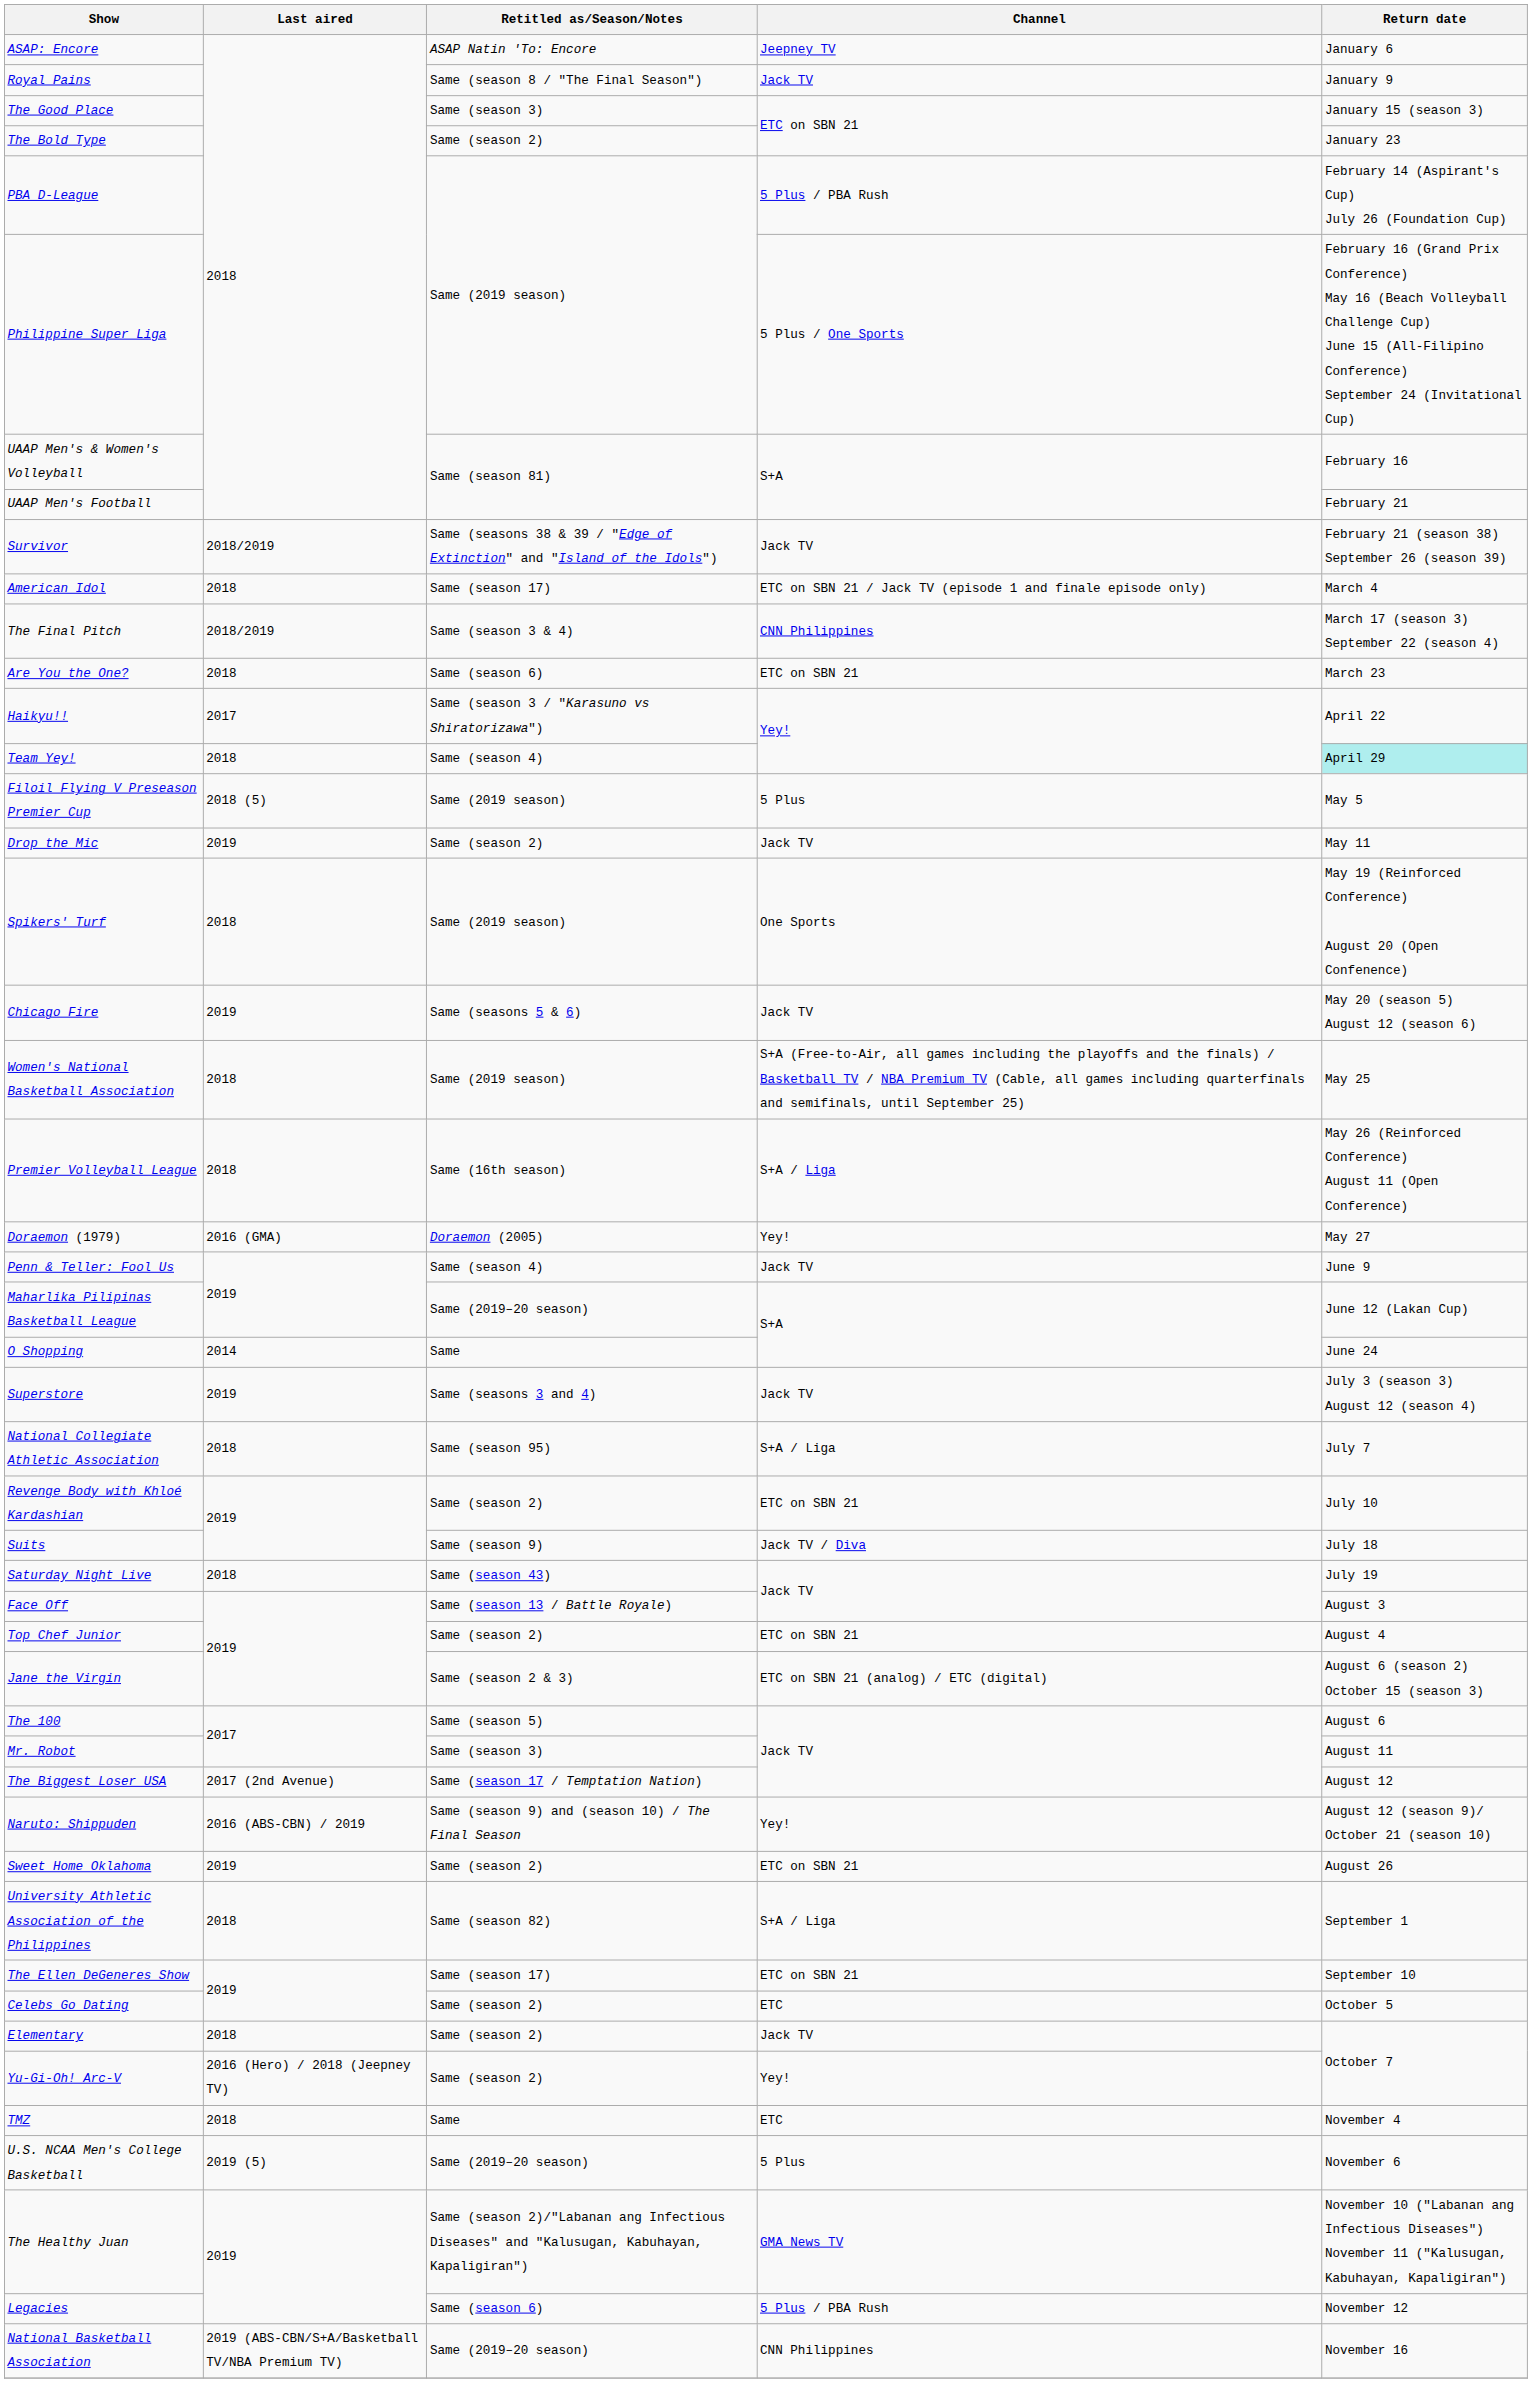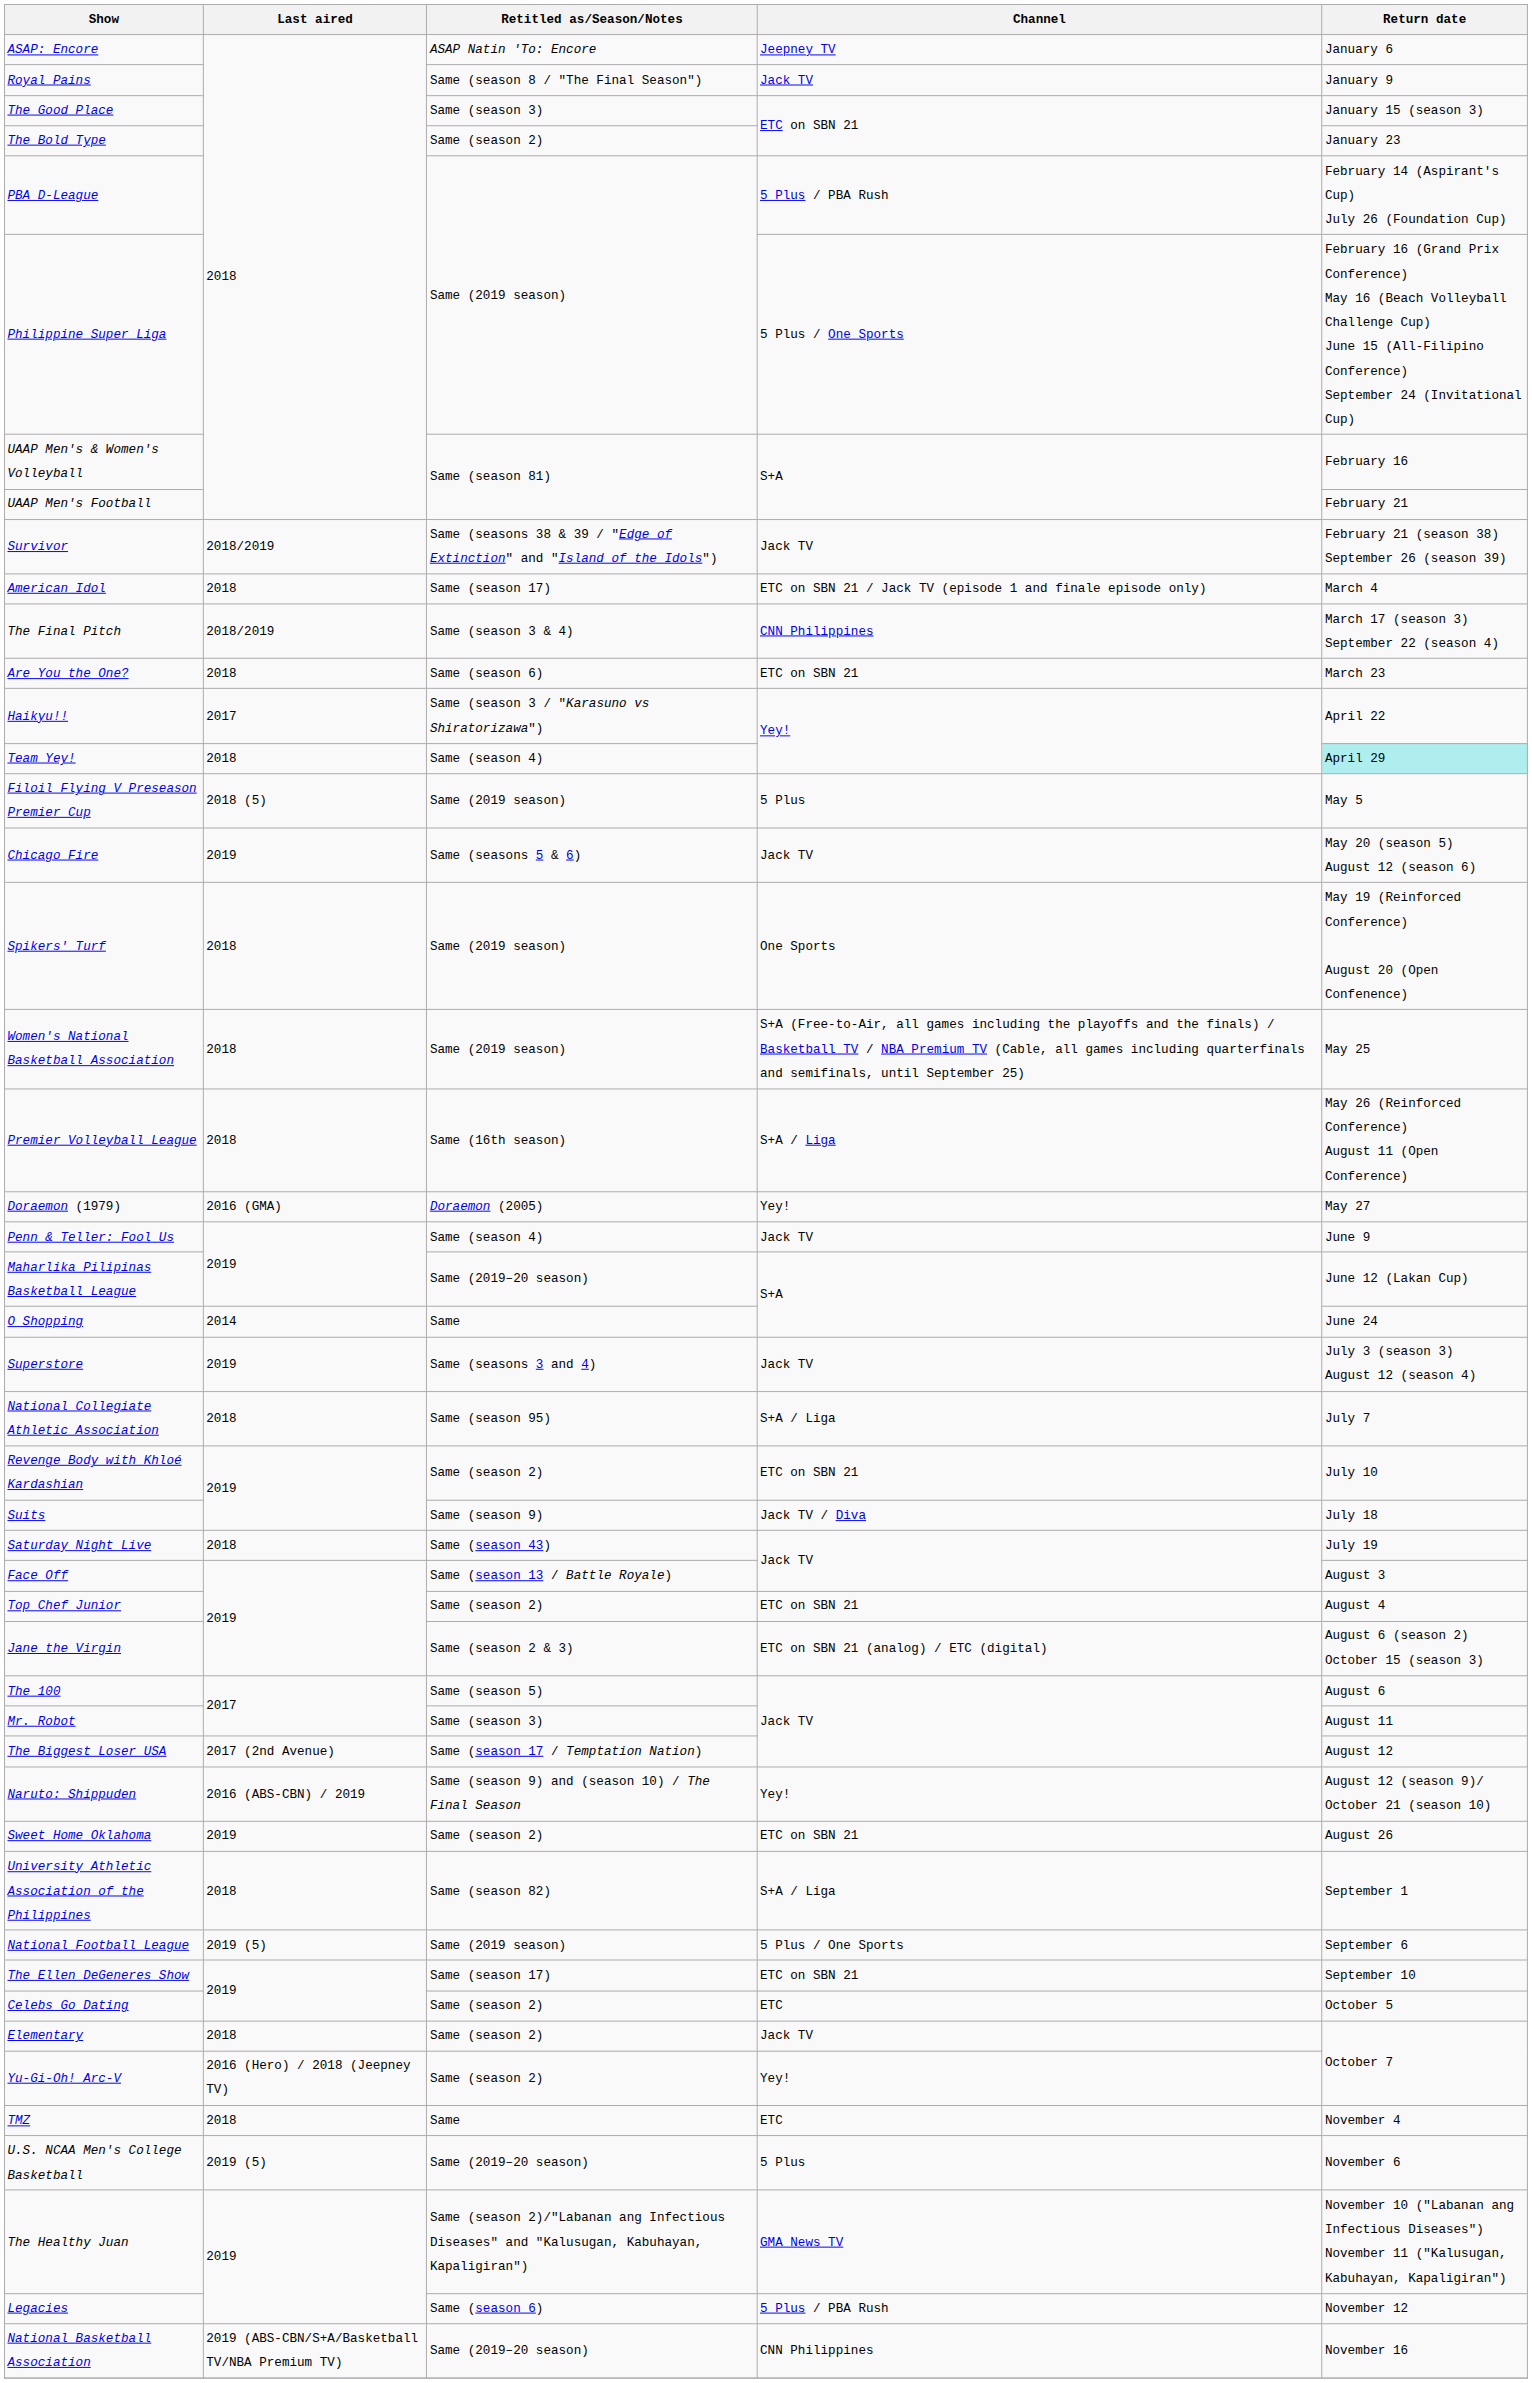- row: (53, 843)
rows swapped: (57, 922) <-> (53, 1013)
+ row: (98, 1945)
